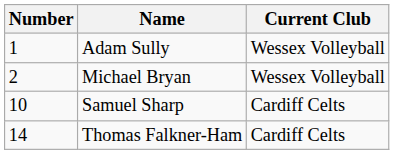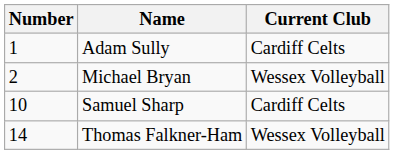(318, 47) Wessex Volleyball -> (298, 47) Cardiff Celts
(298, 134) Cardiff Celts -> (318, 134) Wessex Volleyball
